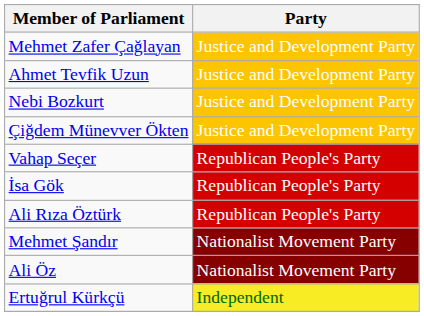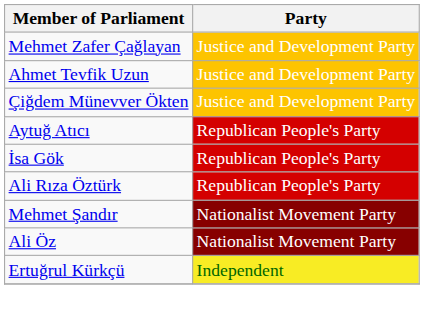- row: (56, 102)
+ row: (49, 130)
- row: (52, 158)
